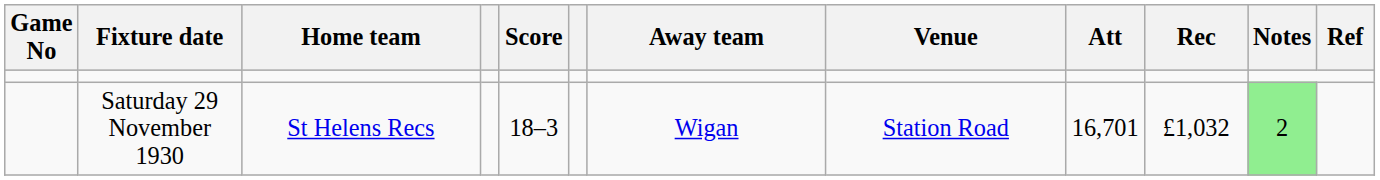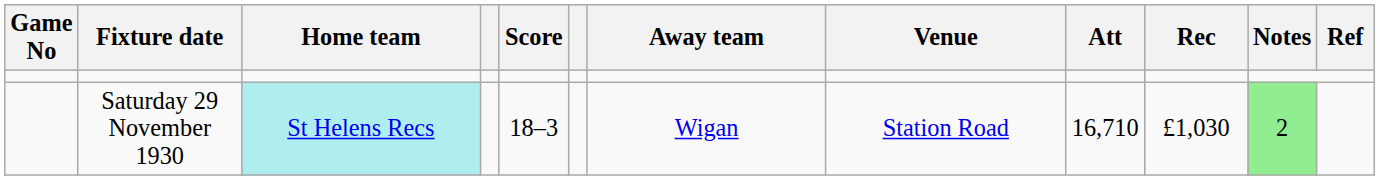(361, 128) no background -> (361, 128) paleturquoise background
(1105, 128) 16,701 -> (1105, 128) 16,710
(1196, 128) £1,032 -> (1196, 128) £1,030
